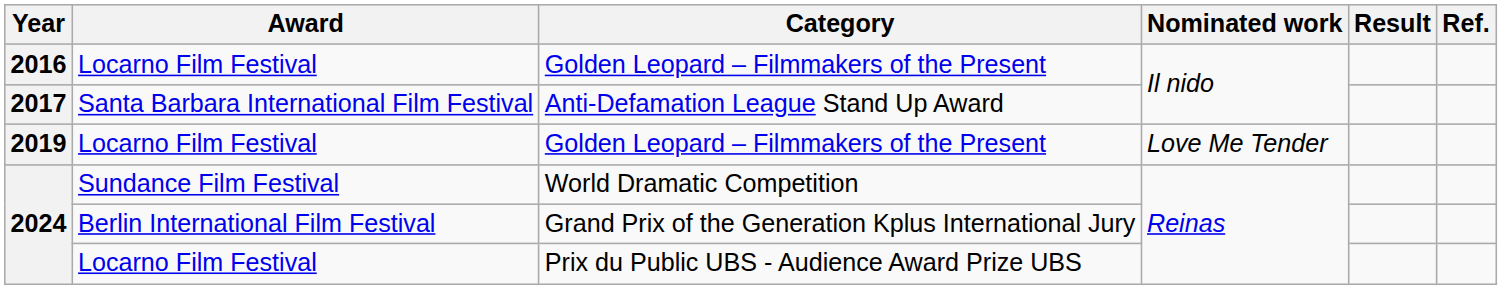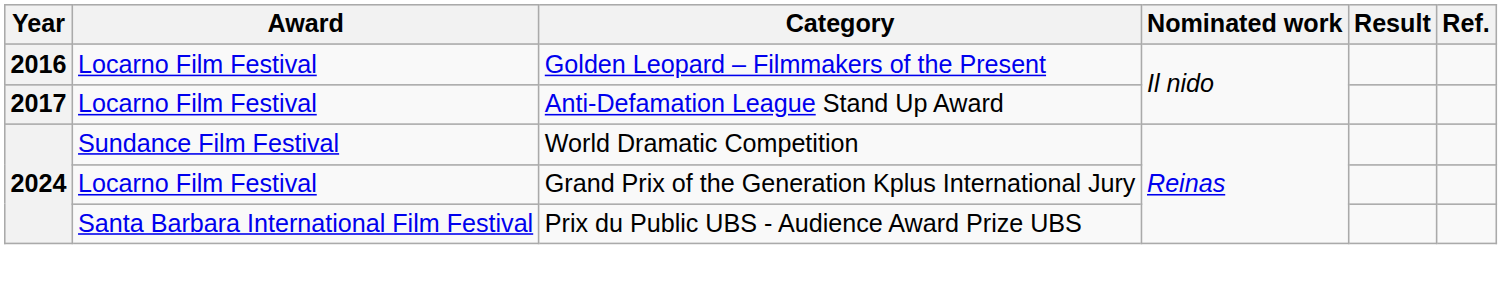(306, 104) Santa Barbara International Film Festival -> (197, 104) Locarno Film Festival
- row: (39, 143)
(257, 223) Berlin International Film Festival -> (197, 183) Locarno Film Festival
(197, 263) Locarno Film Festival -> (306, 223) Santa Barbara International Film Festival
